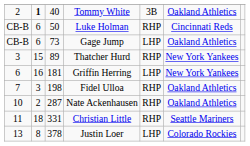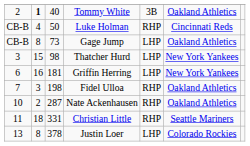(38, 27) 6 -> (38, 27) 4
(38, 42) 6 -> (38, 42) 8
(55, 57) 89 -> (55, 57) 98
(152, 57) RHP -> (152, 57) LHP
